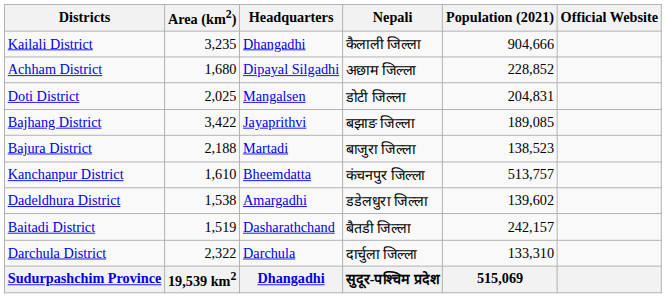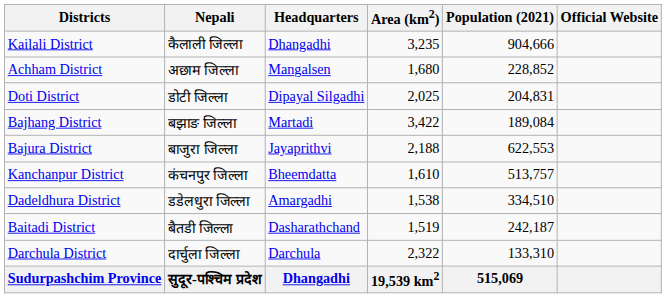columns swapped: (393, 17) <-> (202, 17)
(291, 70) Dipayal Silgadhi -> (299, 70) Mangalsen
(274, 96) Mangalsen -> (316, 96) Dipayal Silgadhi
(275, 122) Jayaprithvi -> (291, 122) Martadi
(531, 122) 189,085 -> (531, 122) 189,084
(266, 148) Martadi -> (300, 148) Jayaprithvi
(531, 148) 138,523 -> (531, 148) 622,553
(531, 200) 139,602 -> (531, 200) 334,510
(531, 227) 242,157 -> (531, 227) 242,187
